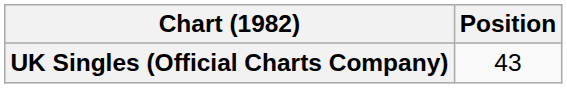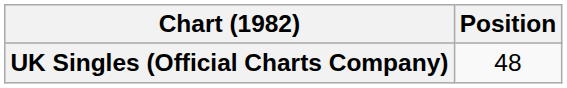(508, 62) 43 -> (508, 62) 48
